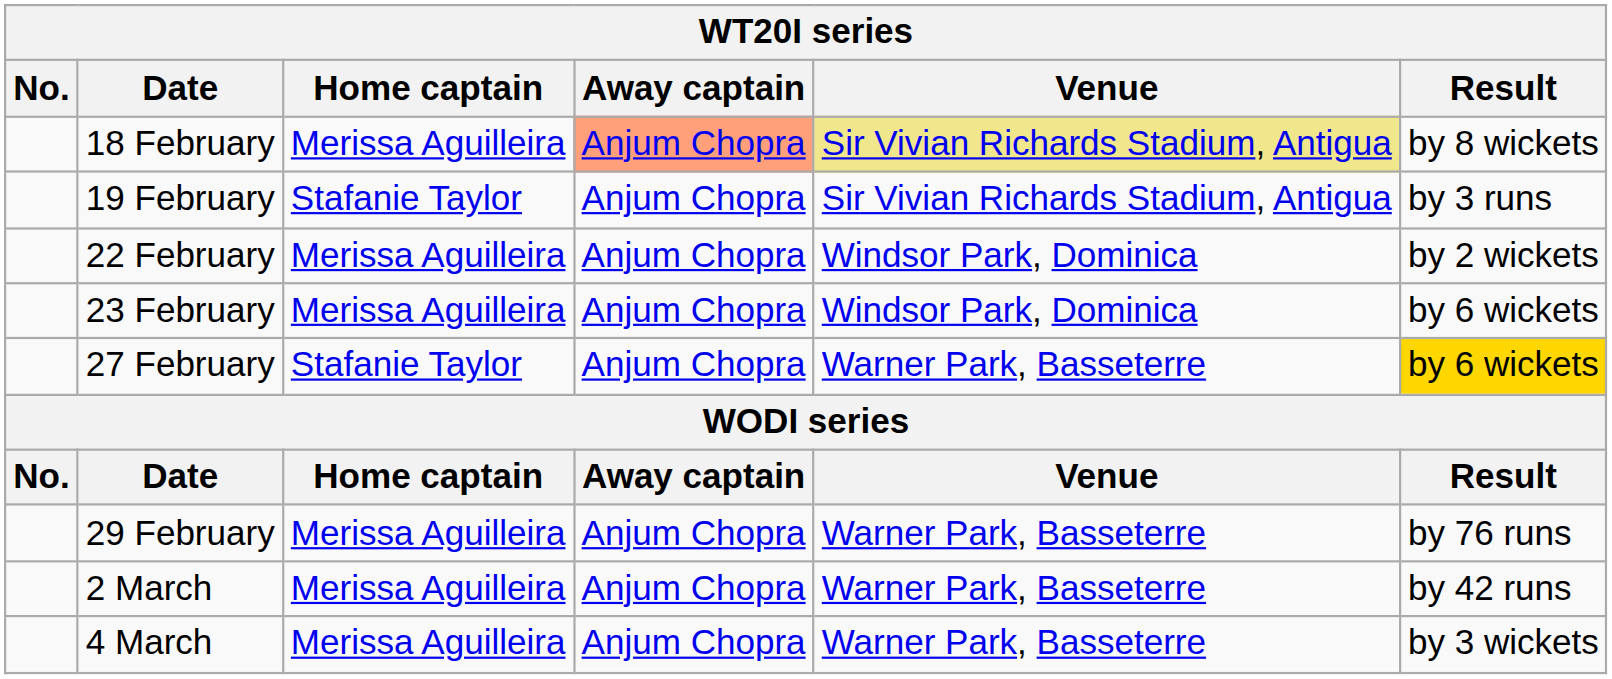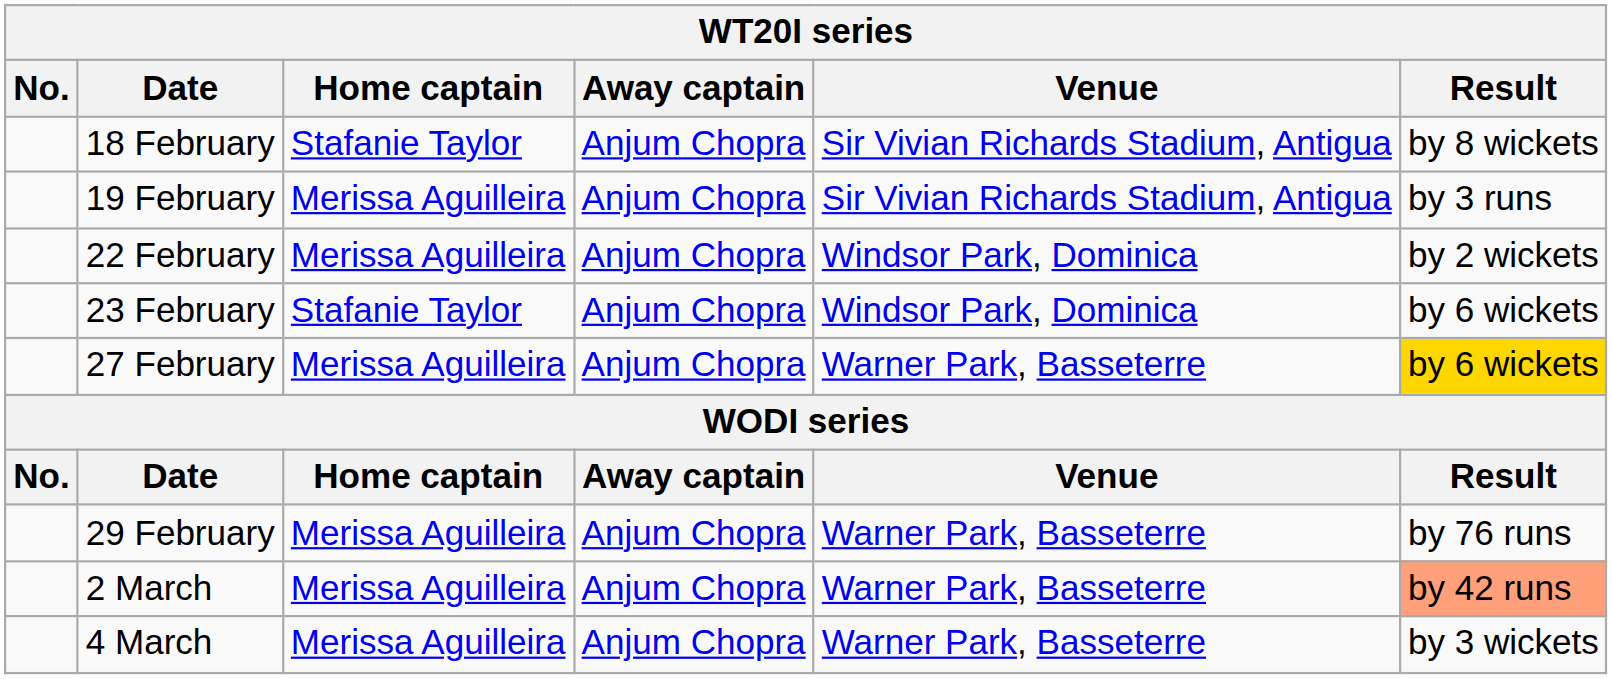(428, 143) Merissa Aguilleira -> (406, 143) Stafanie Taylor
(694, 143) lightsalmon background -> (694, 143) no background
(1107, 143) khaki background -> (1107, 143) no background
(406, 198) Stafanie Taylor -> (428, 198) Merissa Aguilleira
(428, 310) Merissa Aguilleira -> (406, 310) Stafanie Taylor
(406, 365) Stafanie Taylor -> (428, 365) Merissa Aguilleira
(1490, 587) no background -> (1490, 587) lightsalmon background
